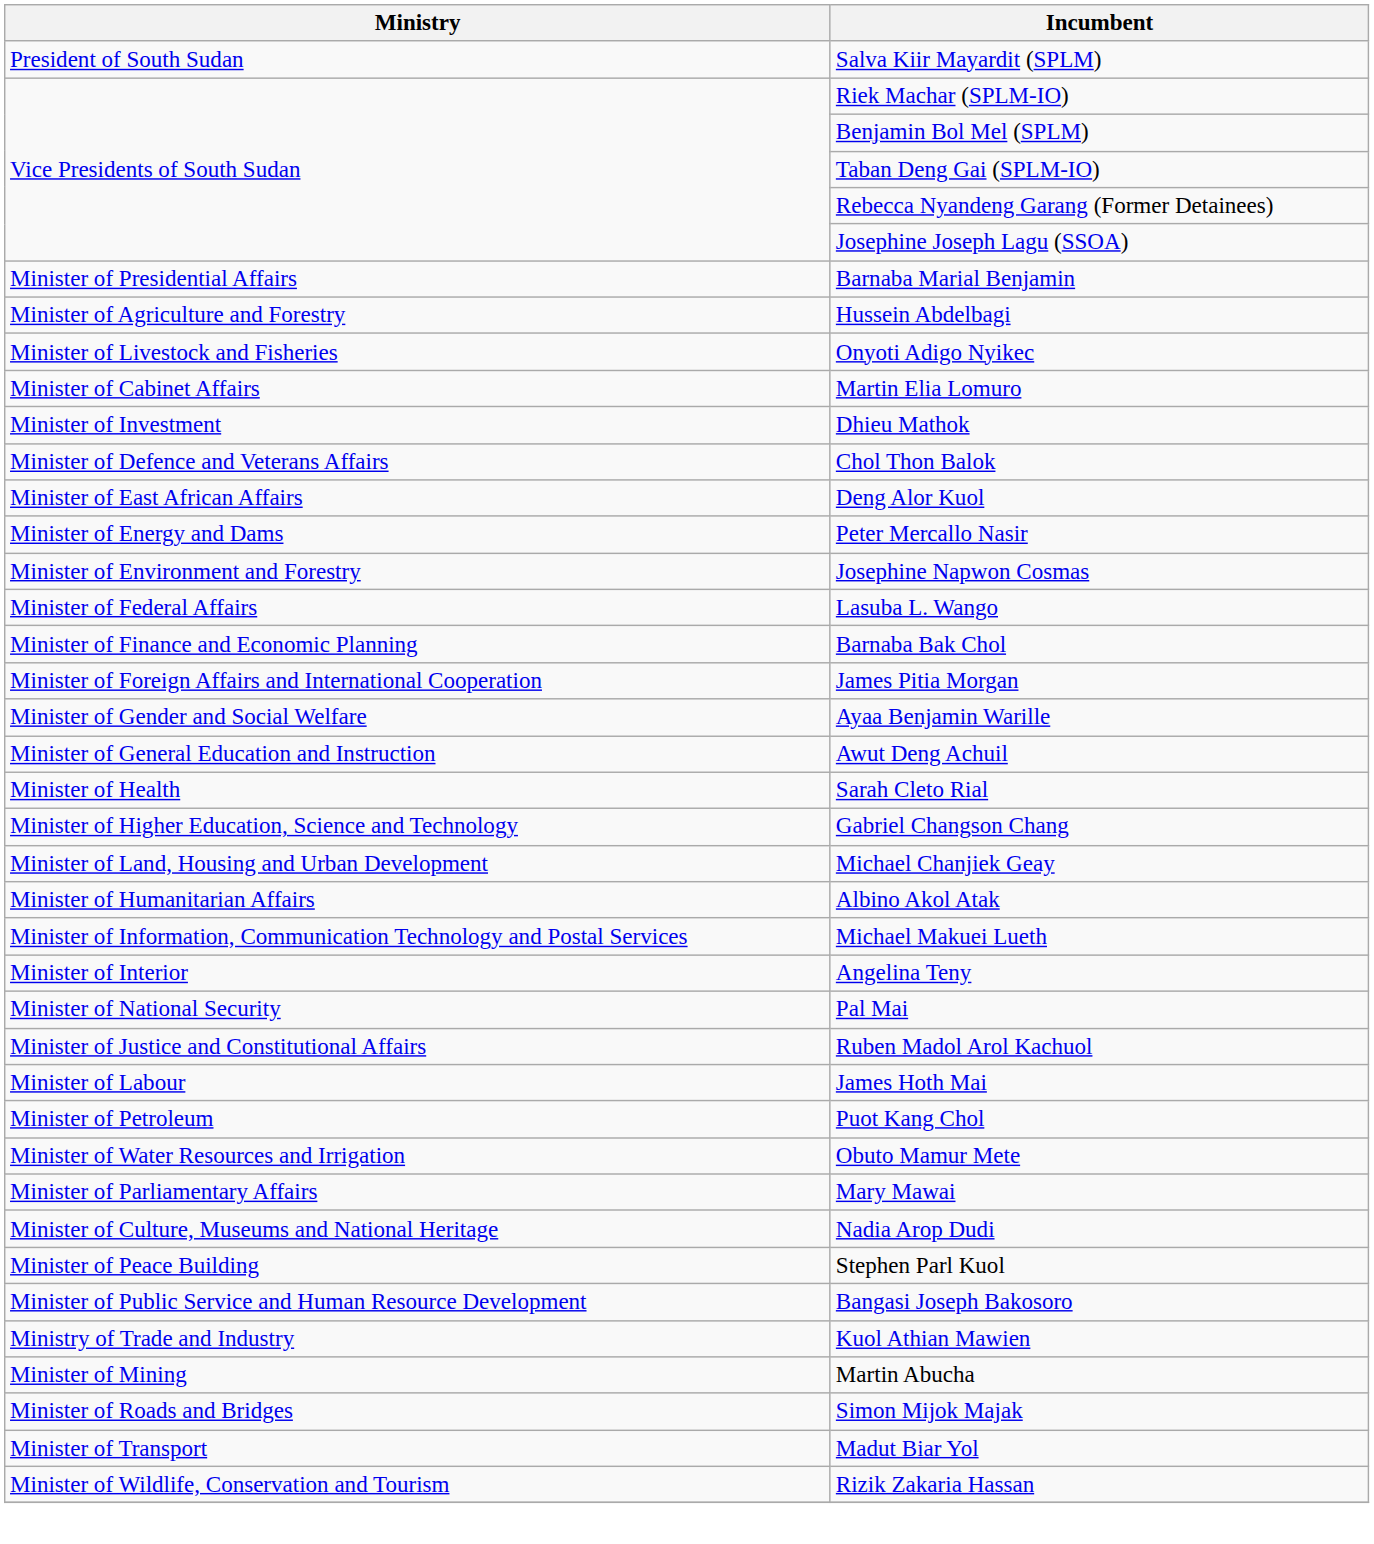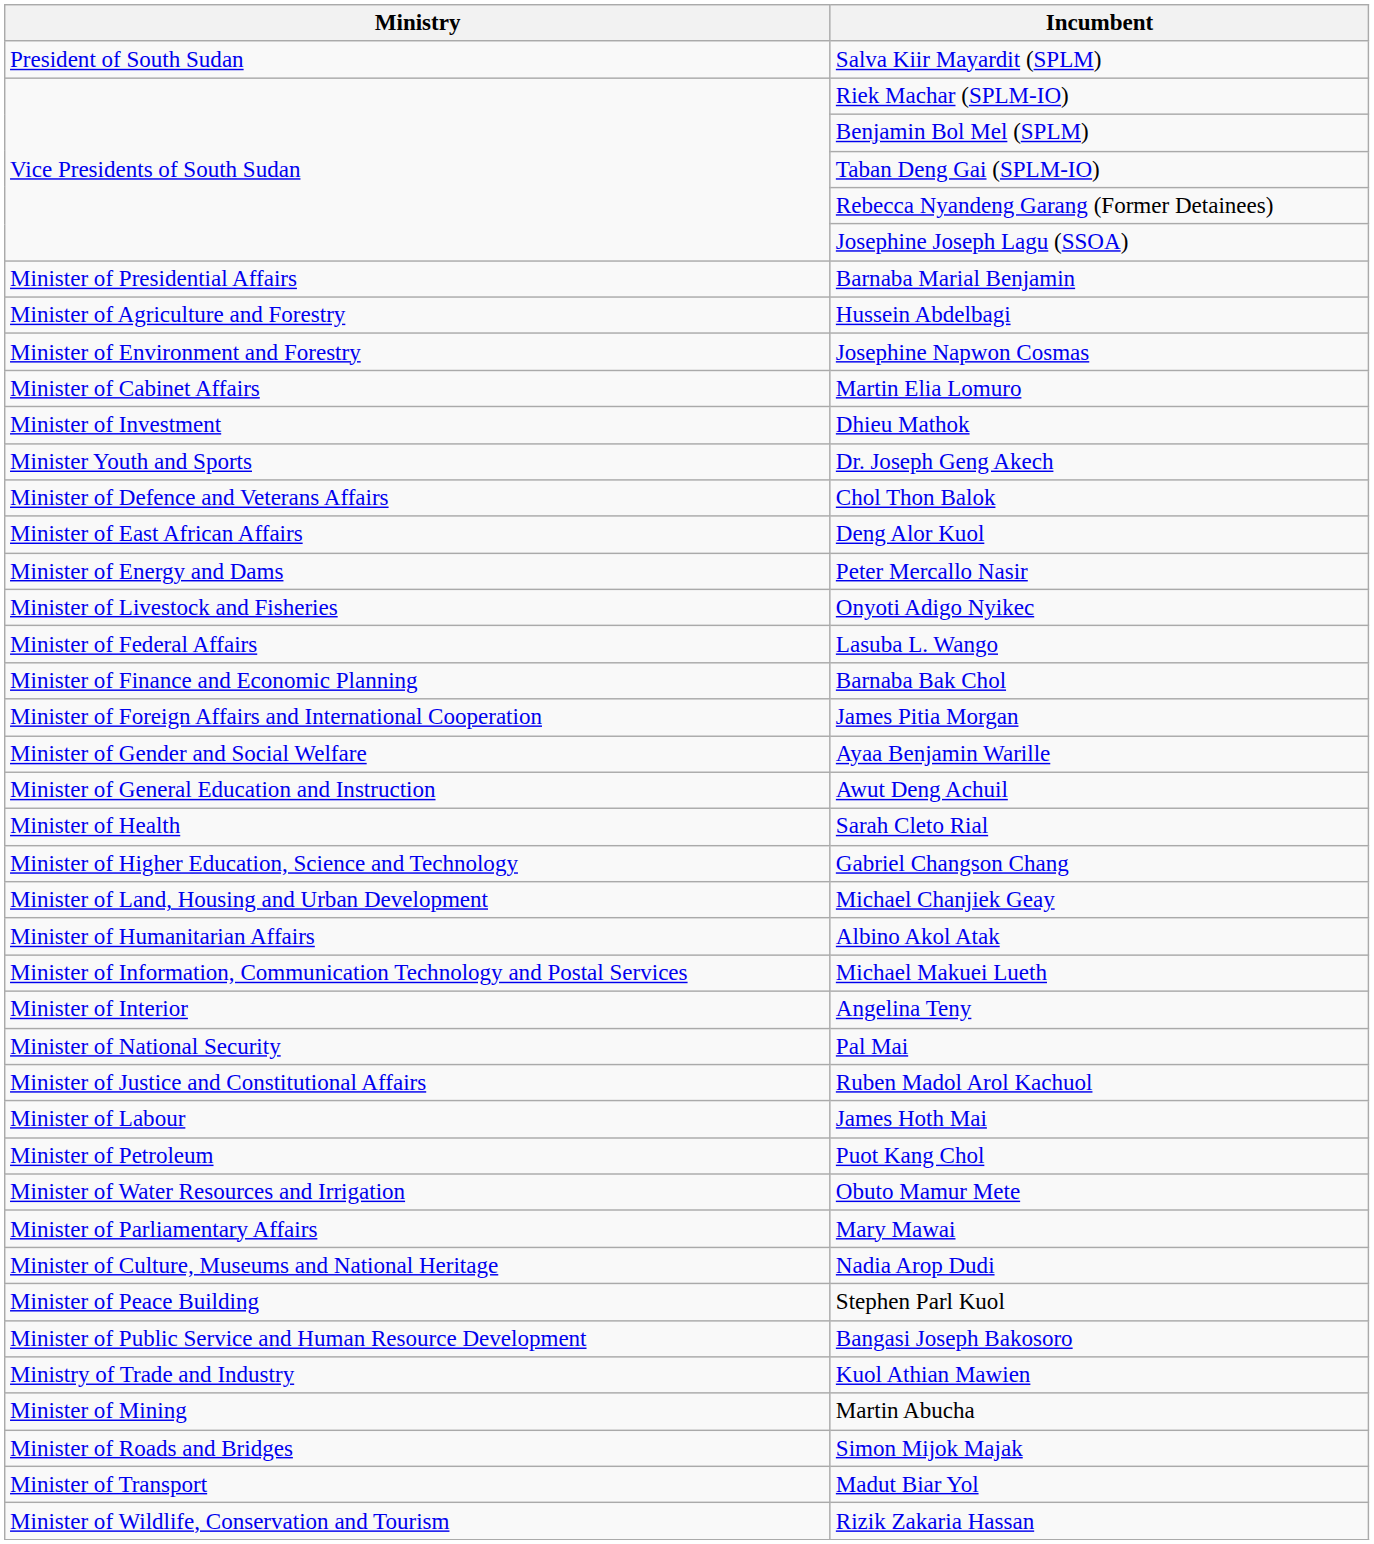rows swapped: (935, 351) <-> (963, 570)
+ row: (945, 461)
